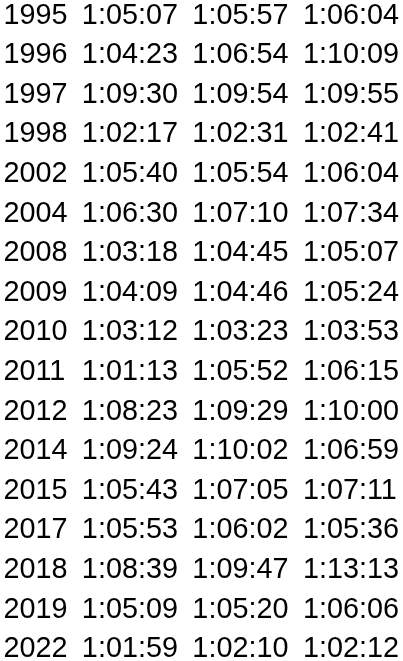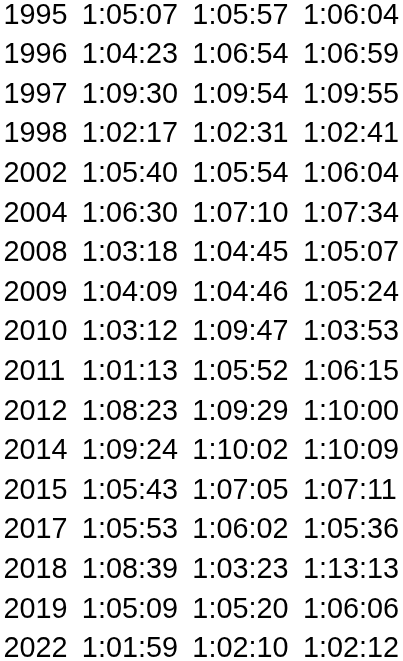(351, 53) 1:10:09 -> (351, 53) 1:06:59
(240, 330) 1:03:23 -> (240, 330) 1:09:47
(351, 449) 1:06:59 -> (351, 449) 1:10:09
(240, 568) 1:09:47 -> (240, 568) 1:03:23
